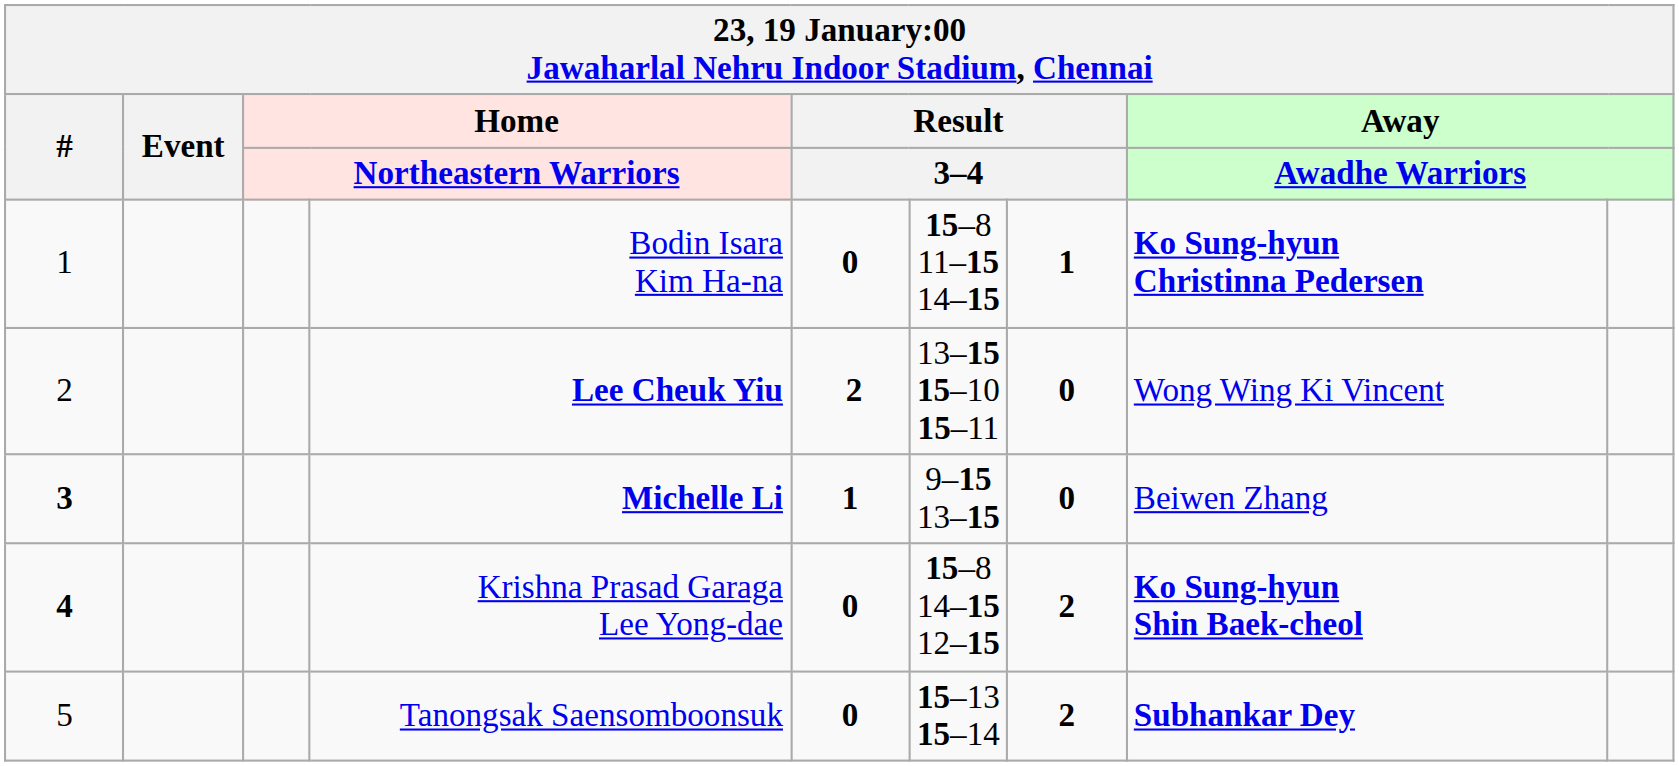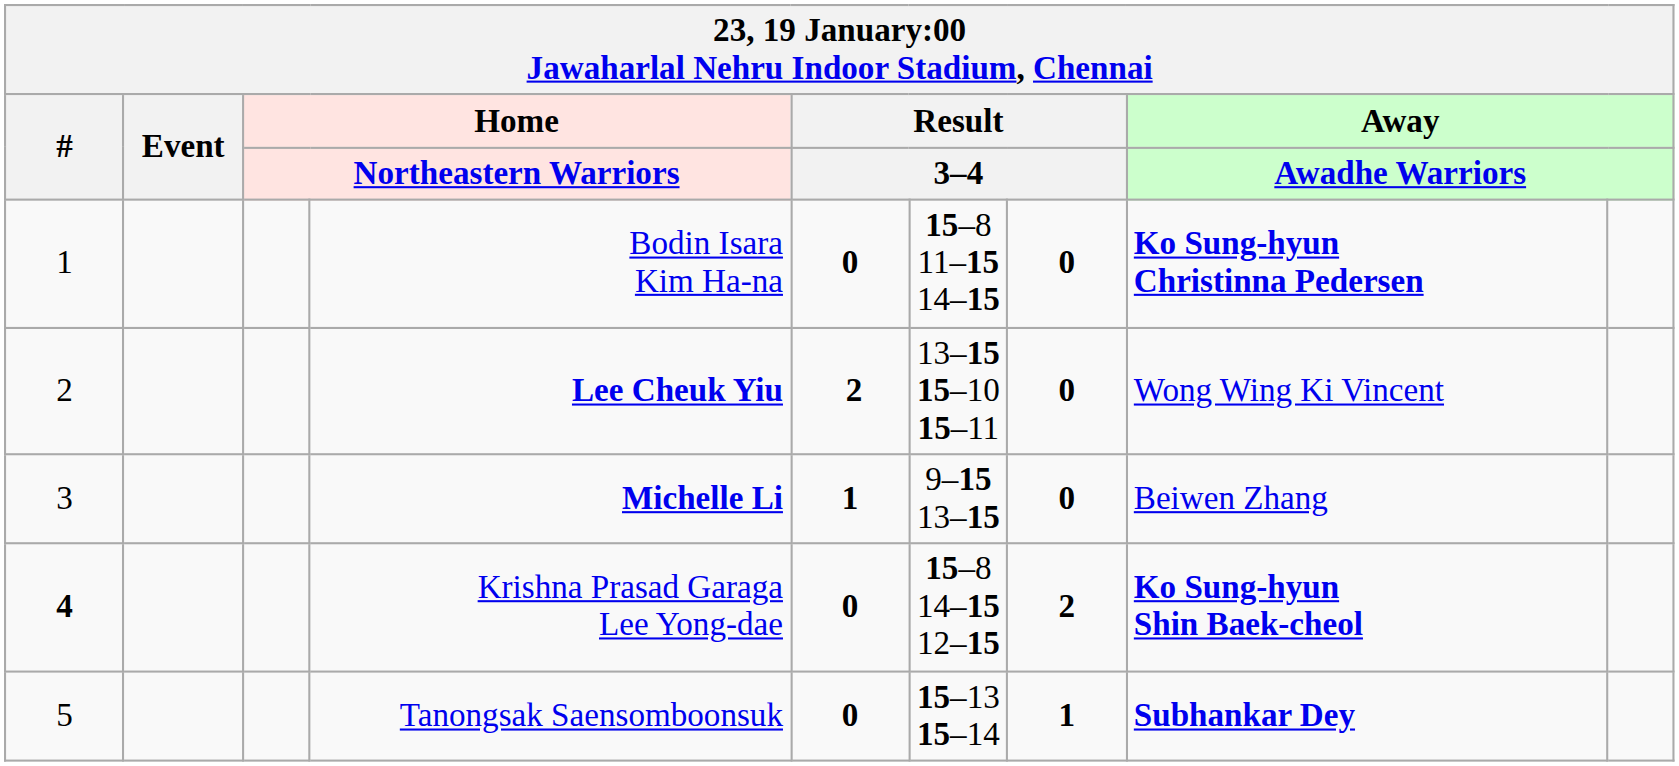(1067, 262) 1 -> (1067, 262) 0
(64, 498) bold -> (64, 498) normal
(1067, 715) 2 -> (1067, 715) 1
